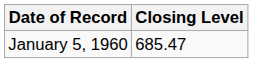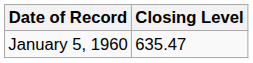(161, 44) 685.47 -> (161, 44) 635.47
